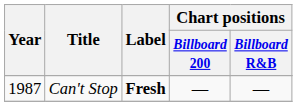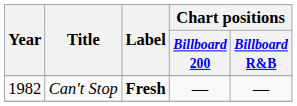(25, 88) 1987 -> (25, 88) 1982
